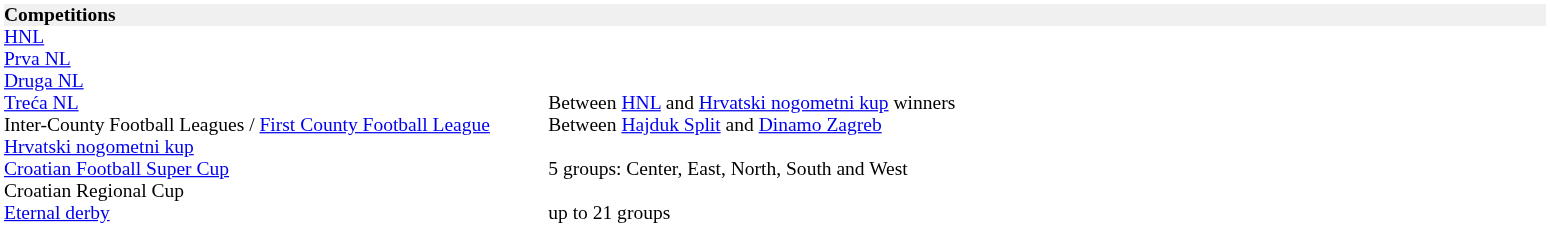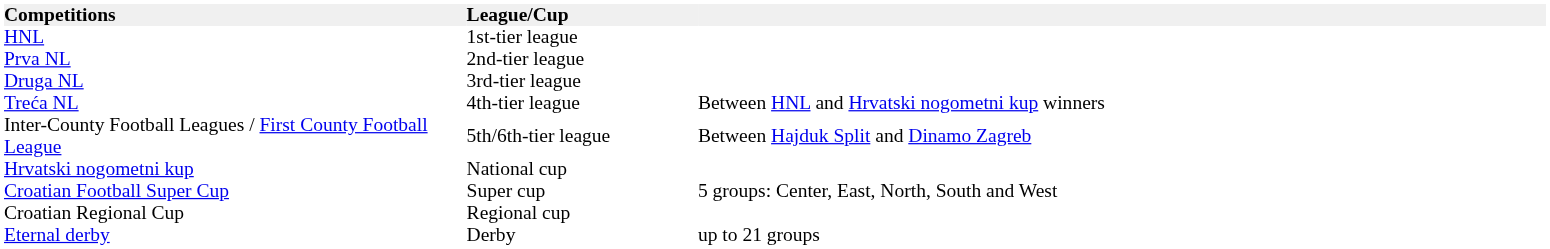+ column: (518, 14)
